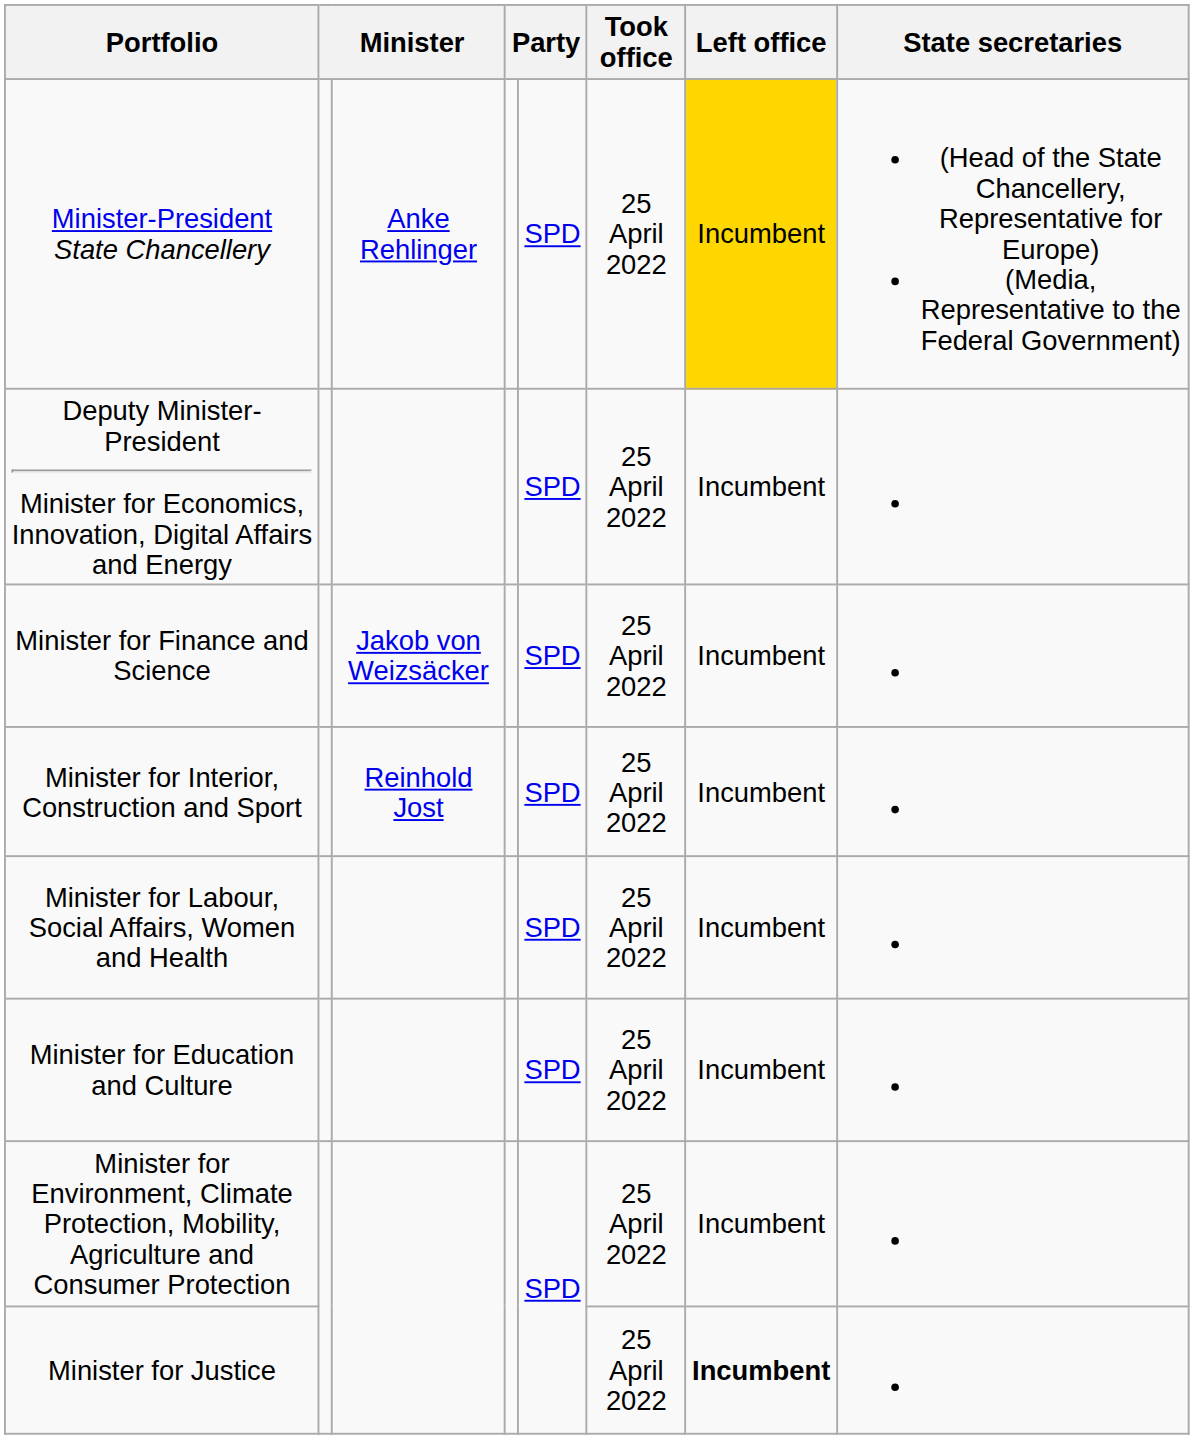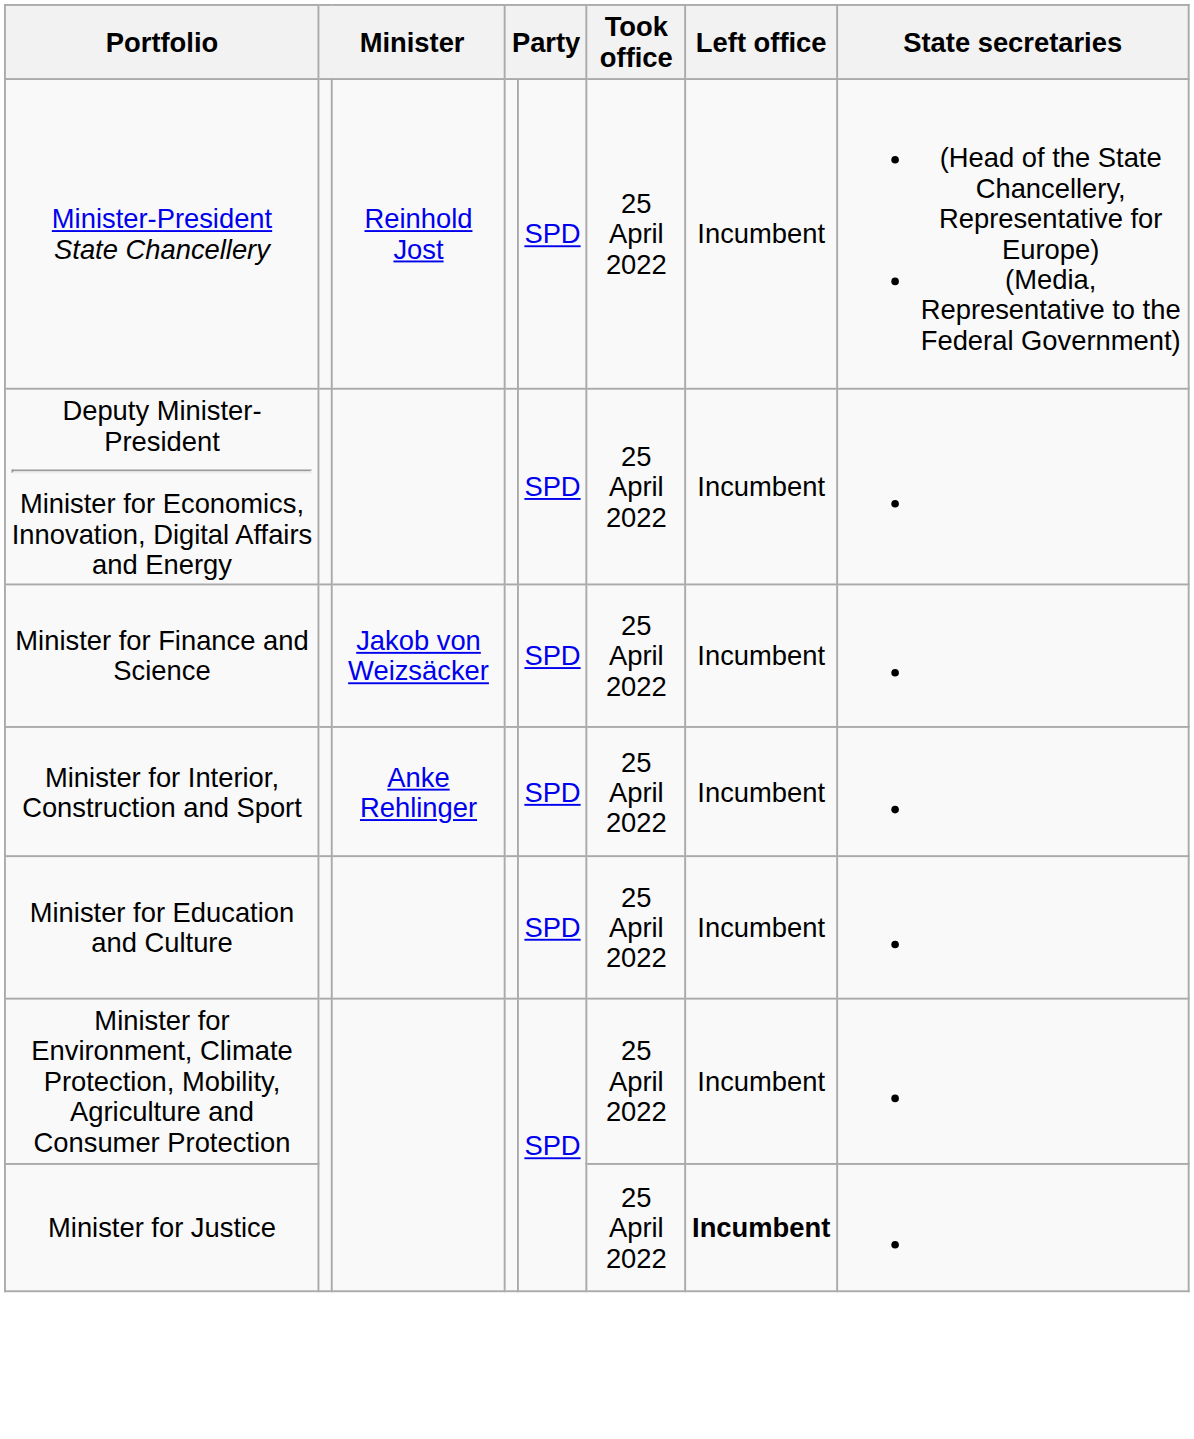(419, 234) Anke Rehlinger -> (418, 234) Reinhold Jost
(761, 234) gold background -> (761, 234) no background
(418, 792) Reinhold Jost -> (419, 792) Anke Rehlinger
- row: (162, 928)
